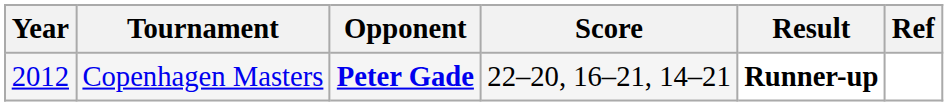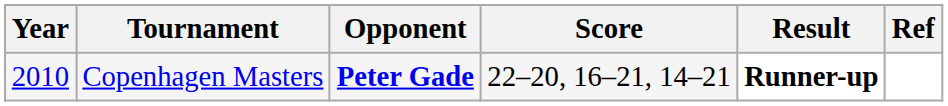(40, 75) 2012 -> (40, 75) 2010
